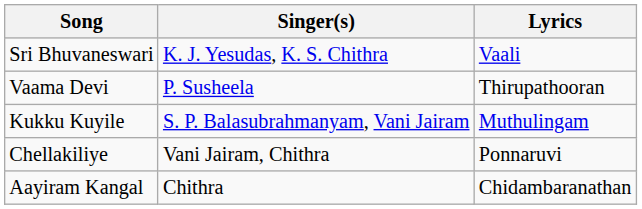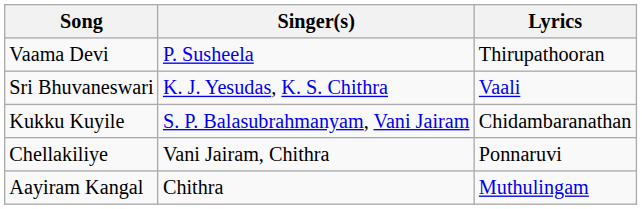rows swapped: (81, 54) <-> (59, 88)
(534, 121) Muthulingam -> (555, 121) Chidambaranathan
(555, 188) Chidambaranathan -> (534, 188) Muthulingam
